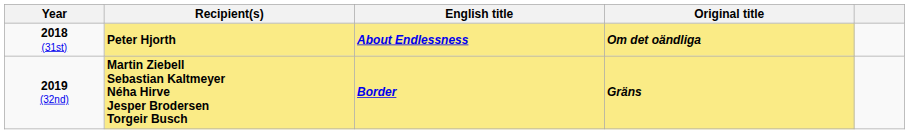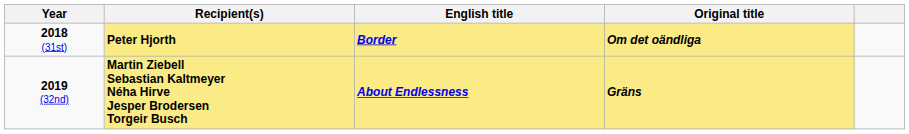(413, 39) About Endlessness -> (377, 39) Border
(377, 92) Border -> (413, 92) About Endlessness
